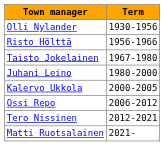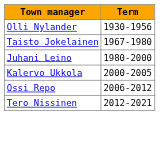- row: (39, 42)
- row: (55, 133)
